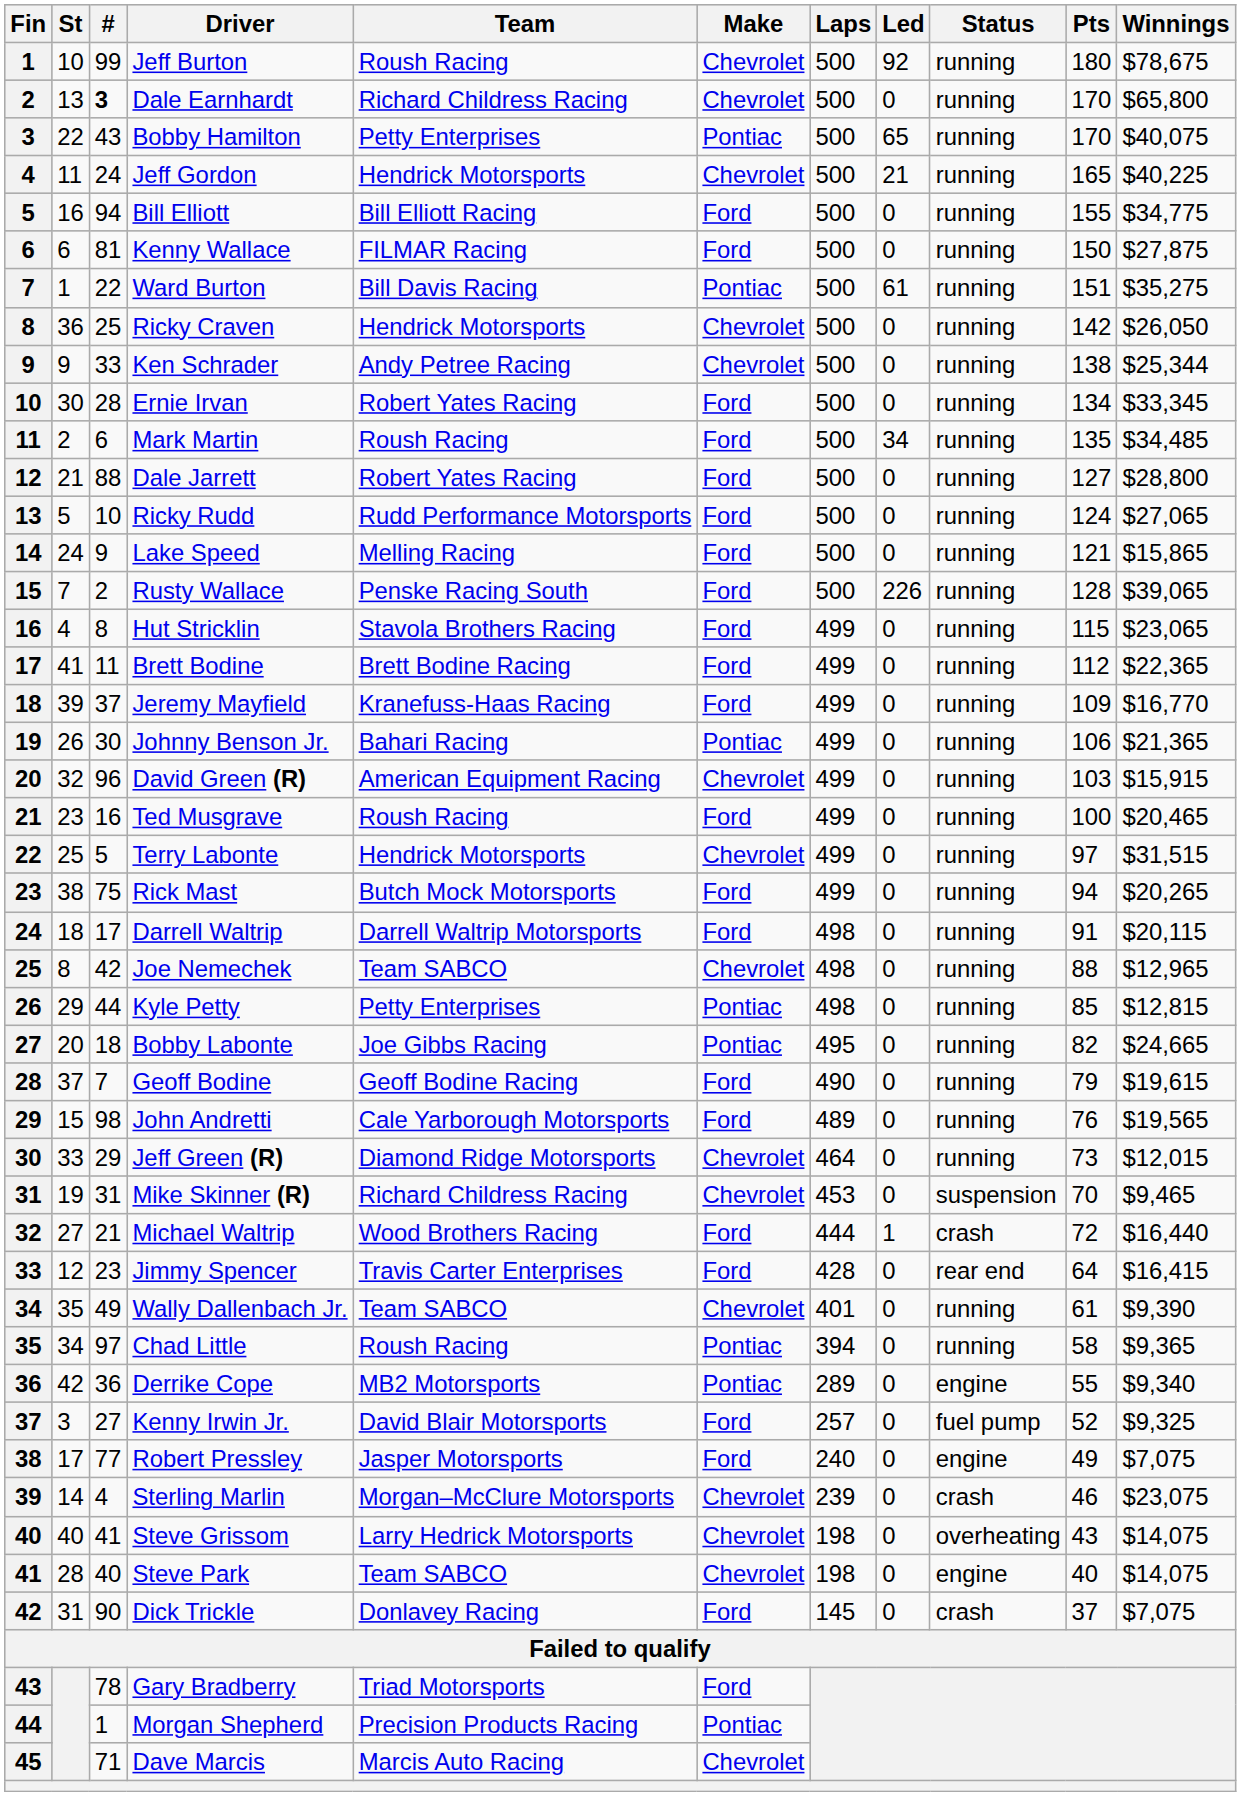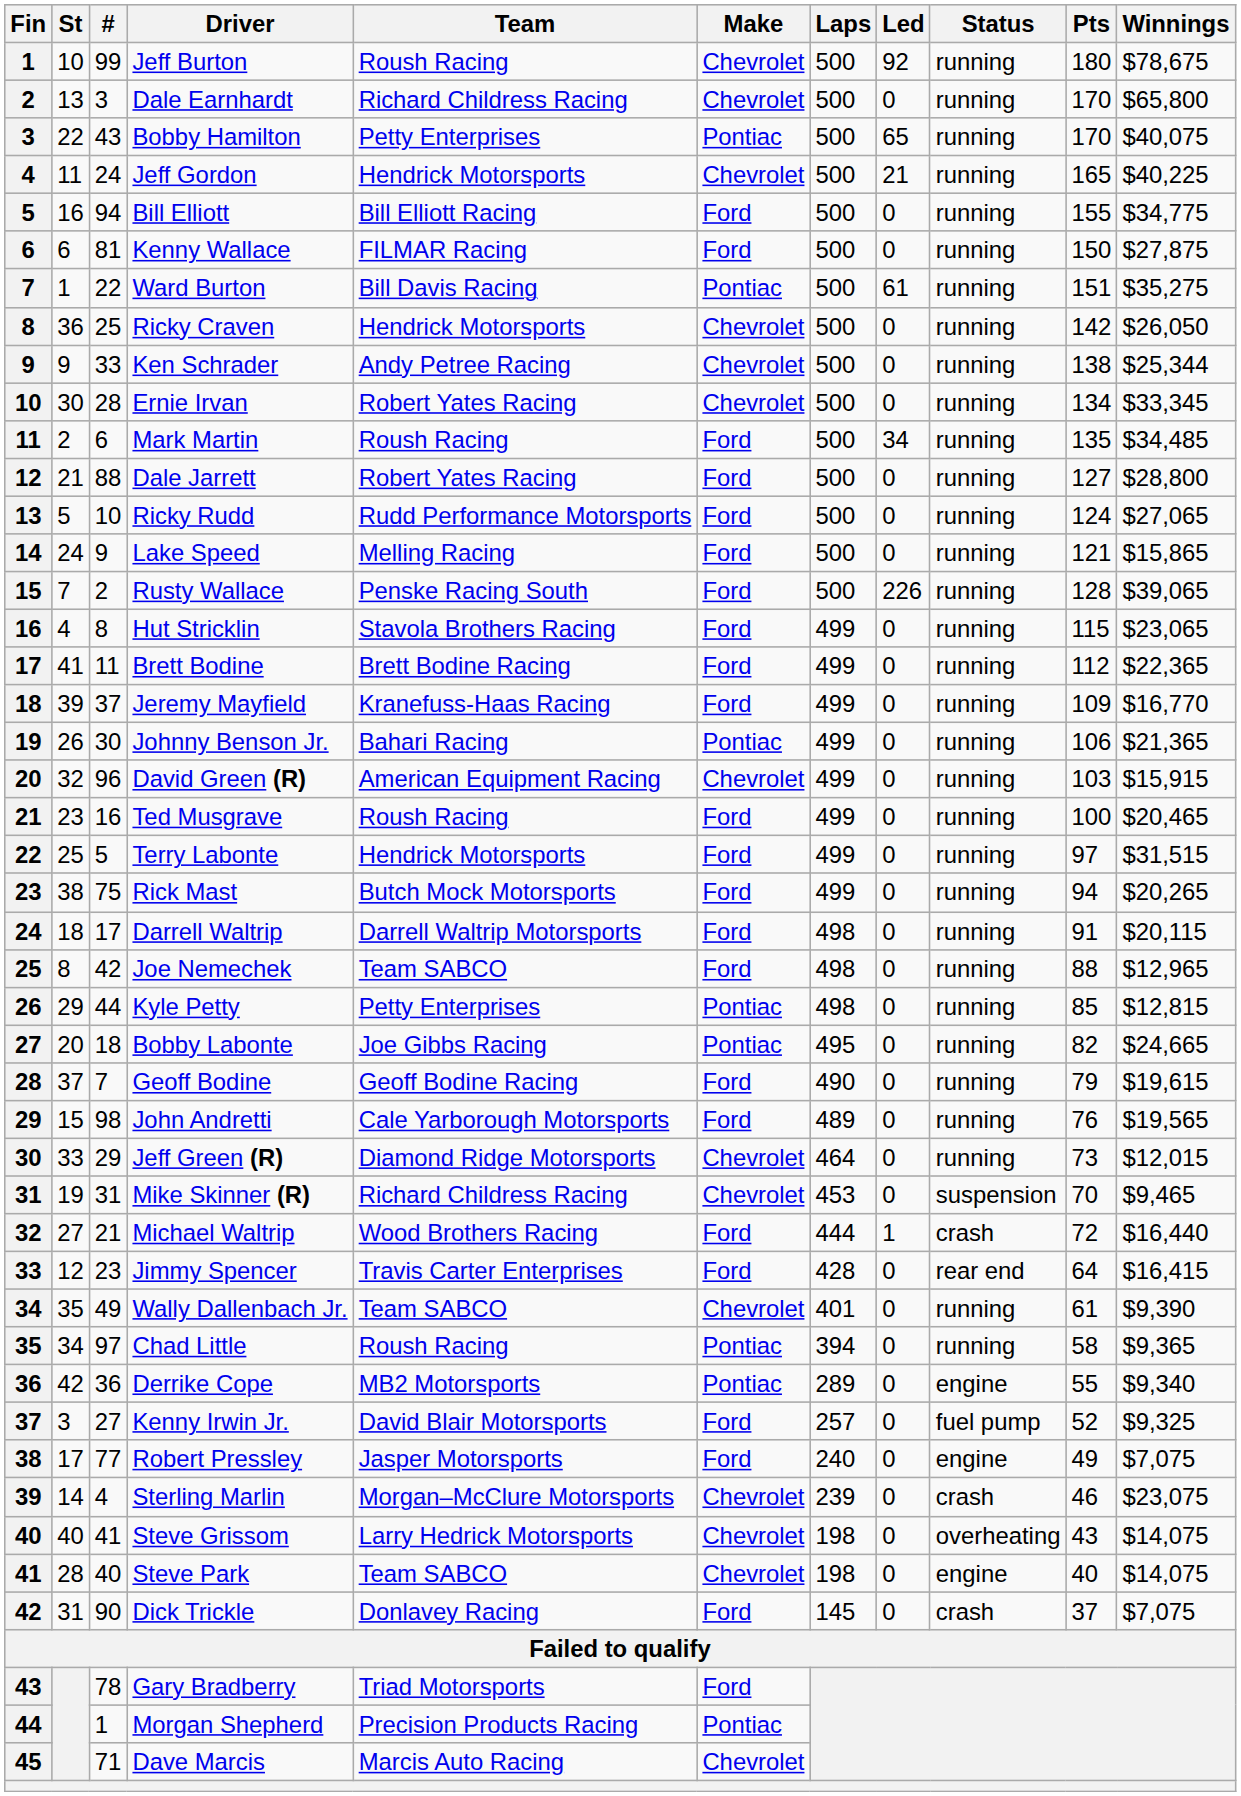(101, 99) bold -> (101, 99) normal
(727, 402) Ford -> (753, 402) Chevrolet
(753, 855) Chevrolet -> (727, 855) Ford
(753, 968) Chevrolet -> (727, 968) Ford
